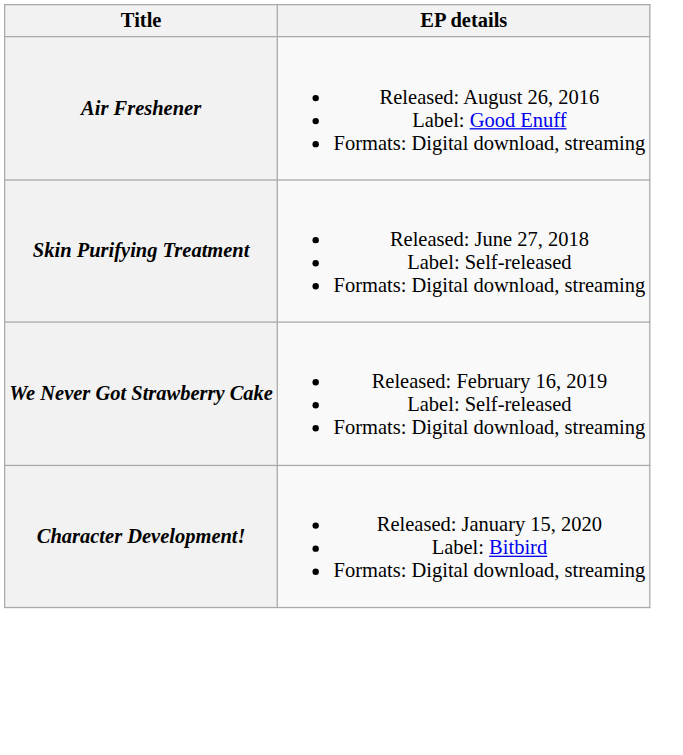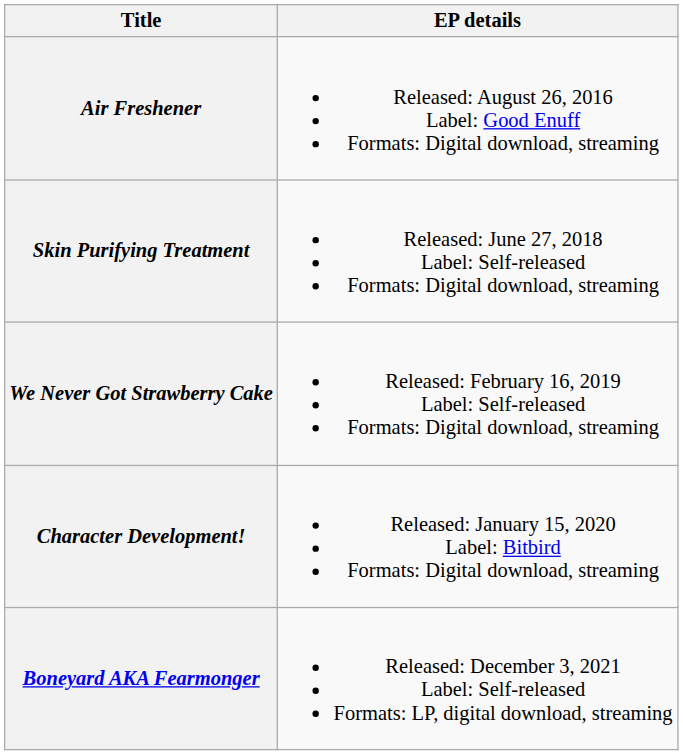+ row: (141, 678)
